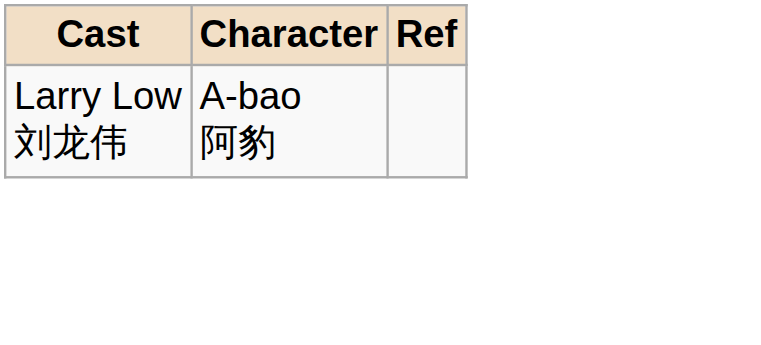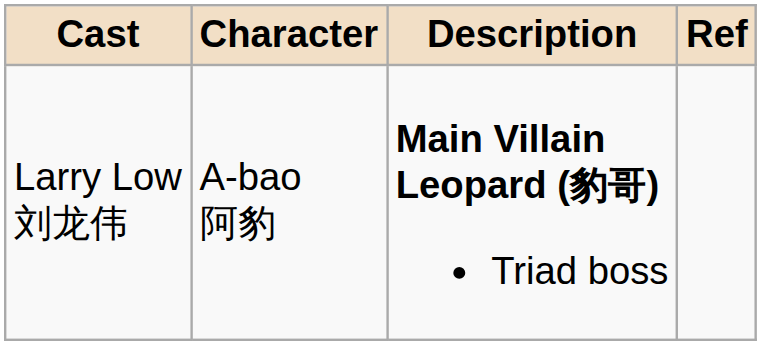+ column: (532, 34)
